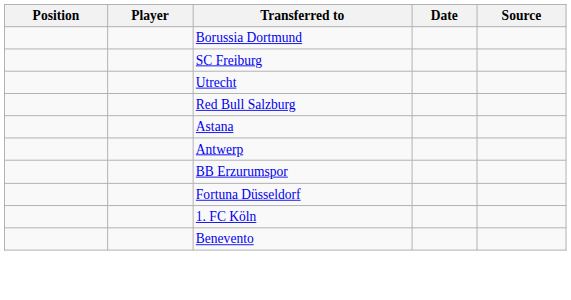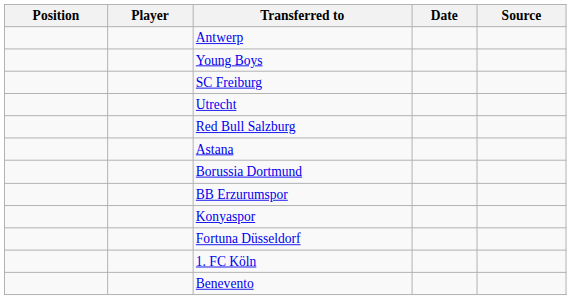rows swapped: (249, 38) <-> (220, 149)
+ row: (229, 60)
+ row: (226, 216)
